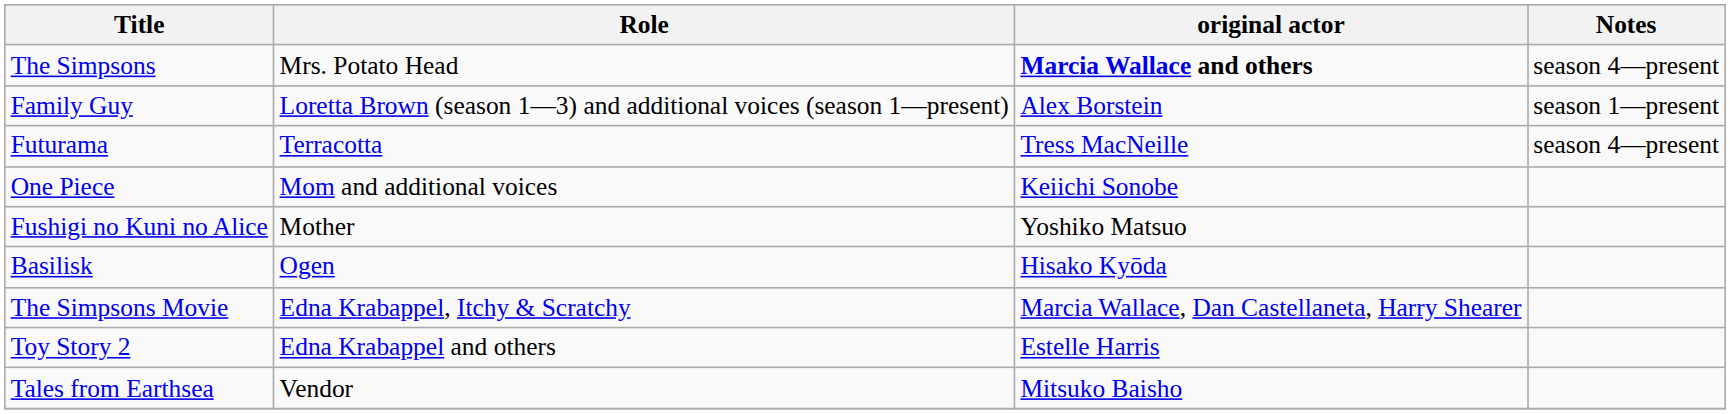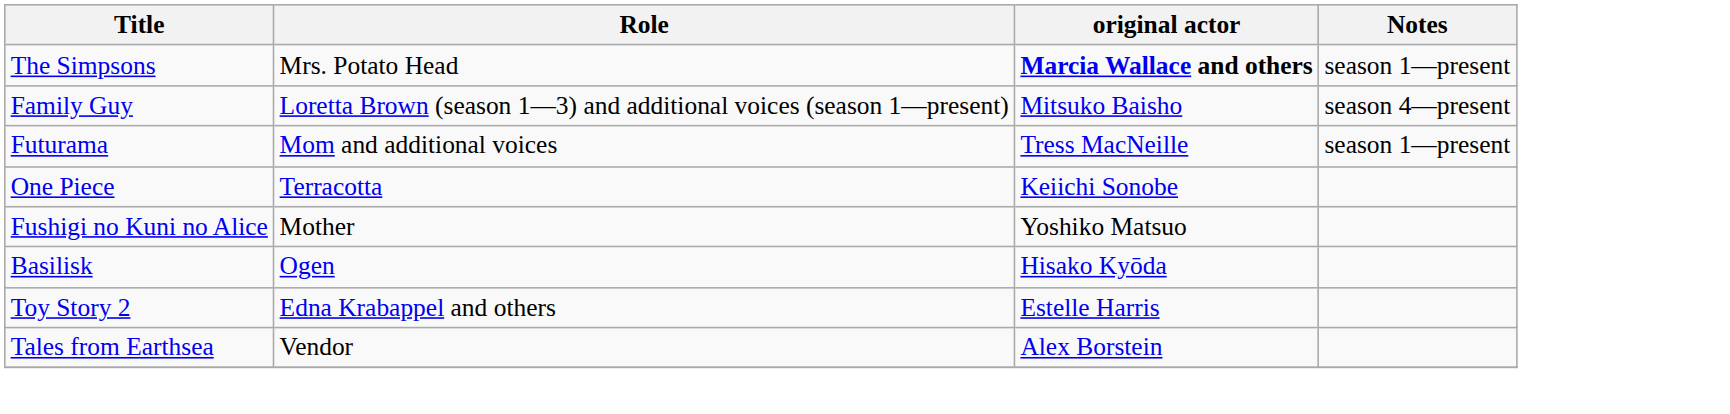(1626, 65) season 4—present -> (1417, 65) season 1—present
(1091, 105) Alex Borstein -> (1101, 105) Mitsuko Baisho
(1626, 105) season 1—present -> (1417, 105) season 4—present
(331, 145) Terracotta -> (418, 145) Mom and additional voices
(1626, 145) season 4—present -> (1417, 145) season 1—present
(418, 186) Mom and additional voices -> (331, 186) Terracotta
- row: (119, 307)
(1101, 387) Mitsuko Baisho -> (1091, 347) Alex Borstein
